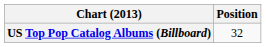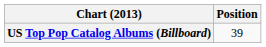(237, 33) 32 -> (237, 33) 39
